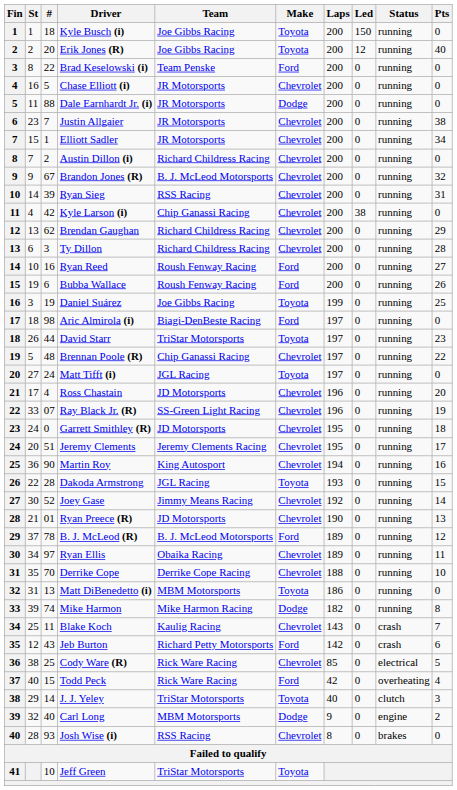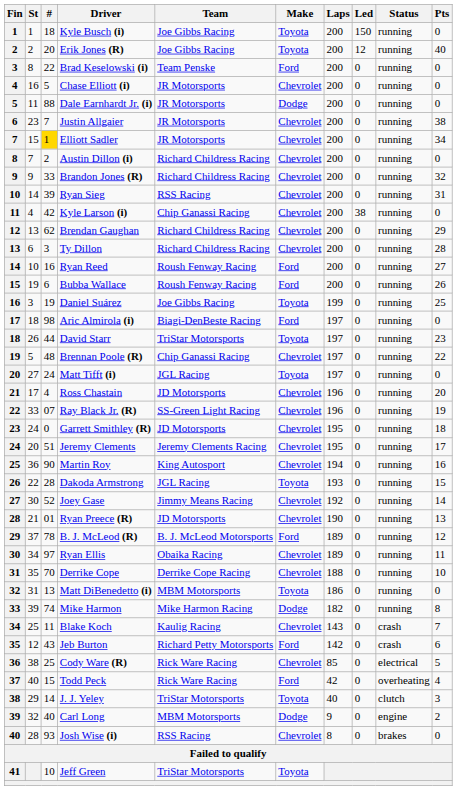(47, 140) no background -> (47, 140) gold background
(49, 176) 67 -> (49, 176) 33
(215, 176) B. J. McLeod Motorsports -> (213, 176) Richard Childress Racing
